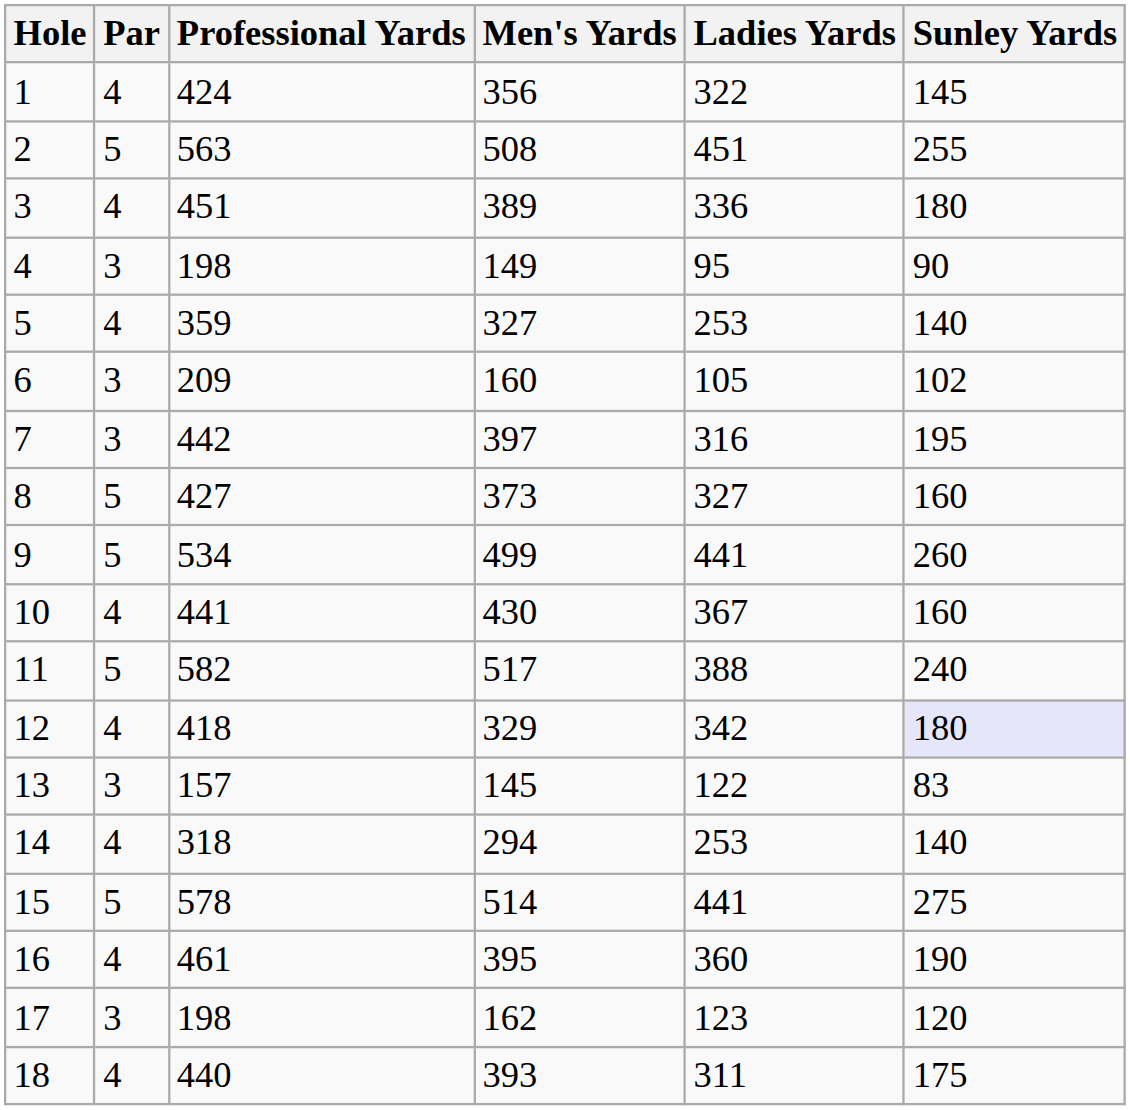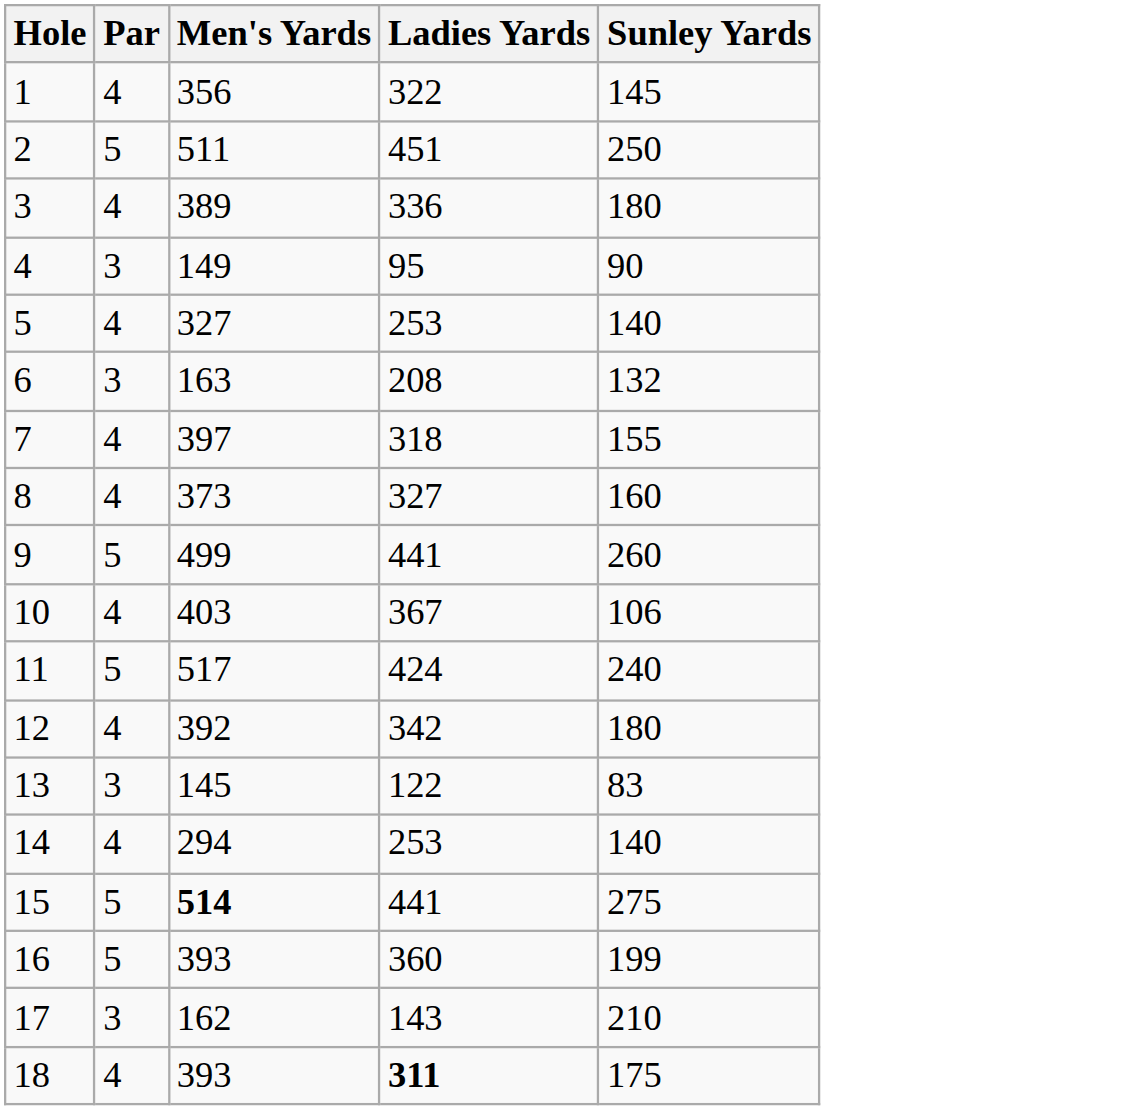- column: (321, 33)
(510, 149) 508 -> (204, 149) 511
(940, 149) 255 -> (634, 149) 250
(510, 380) 160 -> (204, 380) 163
(721, 380) 105 -> (415, 380) 208
(940, 380) 102 -> (634, 380) 132
(112, 438) 3 -> (112, 438) 4
(721, 438) 316 -> (415, 438) 318
(940, 438) 195 -> (634, 438) 155
(112, 496) 5 -> (112, 496) 4
(510, 611) 430 -> (204, 611) 403
(940, 611) 160 -> (634, 611) 106
(721, 669) 388 -> (415, 669) 424
(510, 727) 329 -> (204, 727) 392
(940, 727) lavender background -> (634, 727) no background
(510, 901) normal -> (204, 901) bold
(112, 959) 4 -> (112, 959) 5
(510, 959) 395 -> (204, 959) 393
(940, 959) 190 -> (634, 959) 199
(721, 1016) 123 -> (415, 1016) 143
(940, 1016) 120 -> (634, 1016) 210
(720, 1074) normal -> (414, 1074) bold
